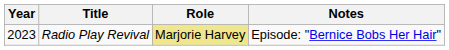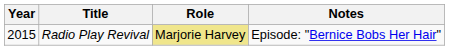(22, 34) 2023 -> (22, 34) 2015
